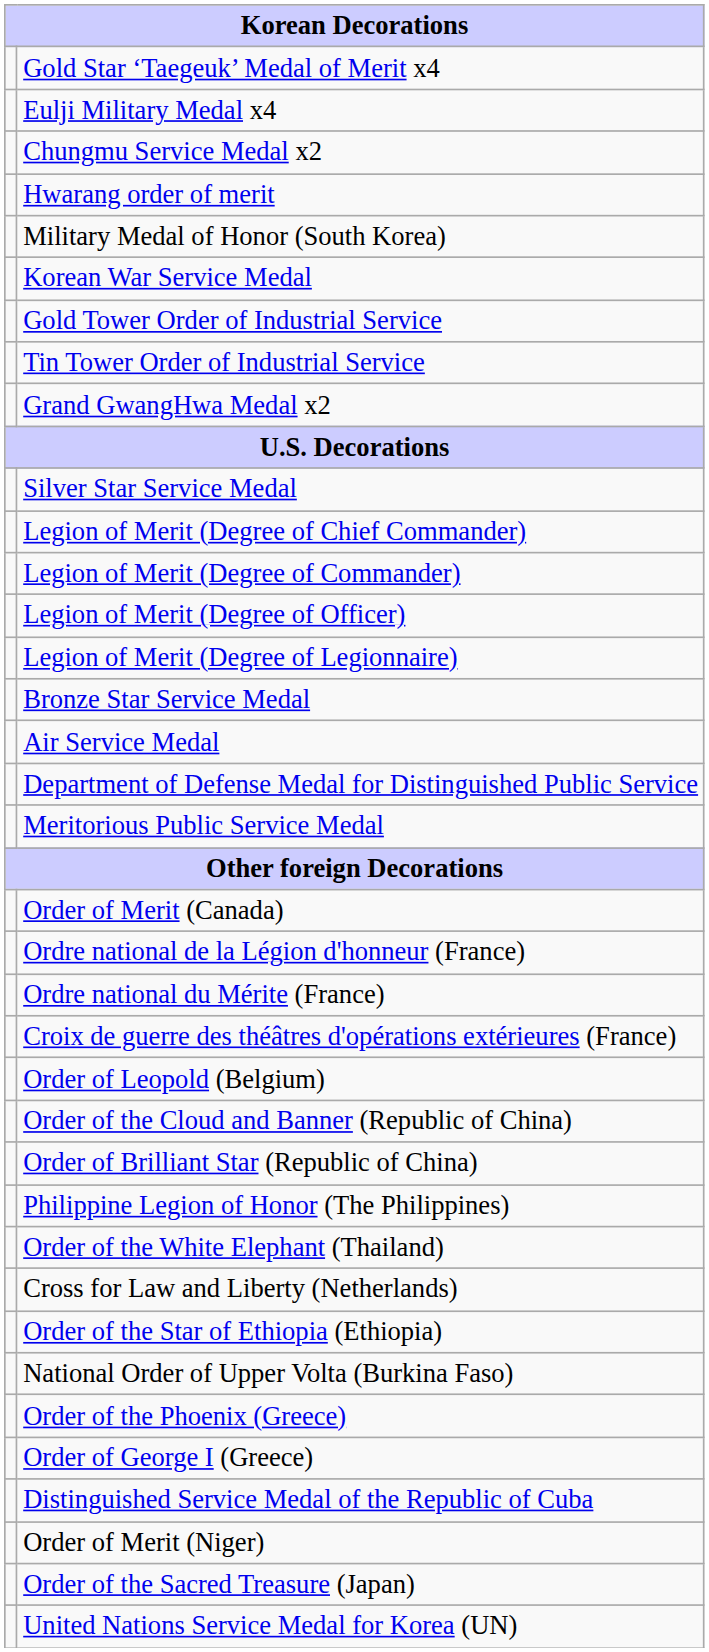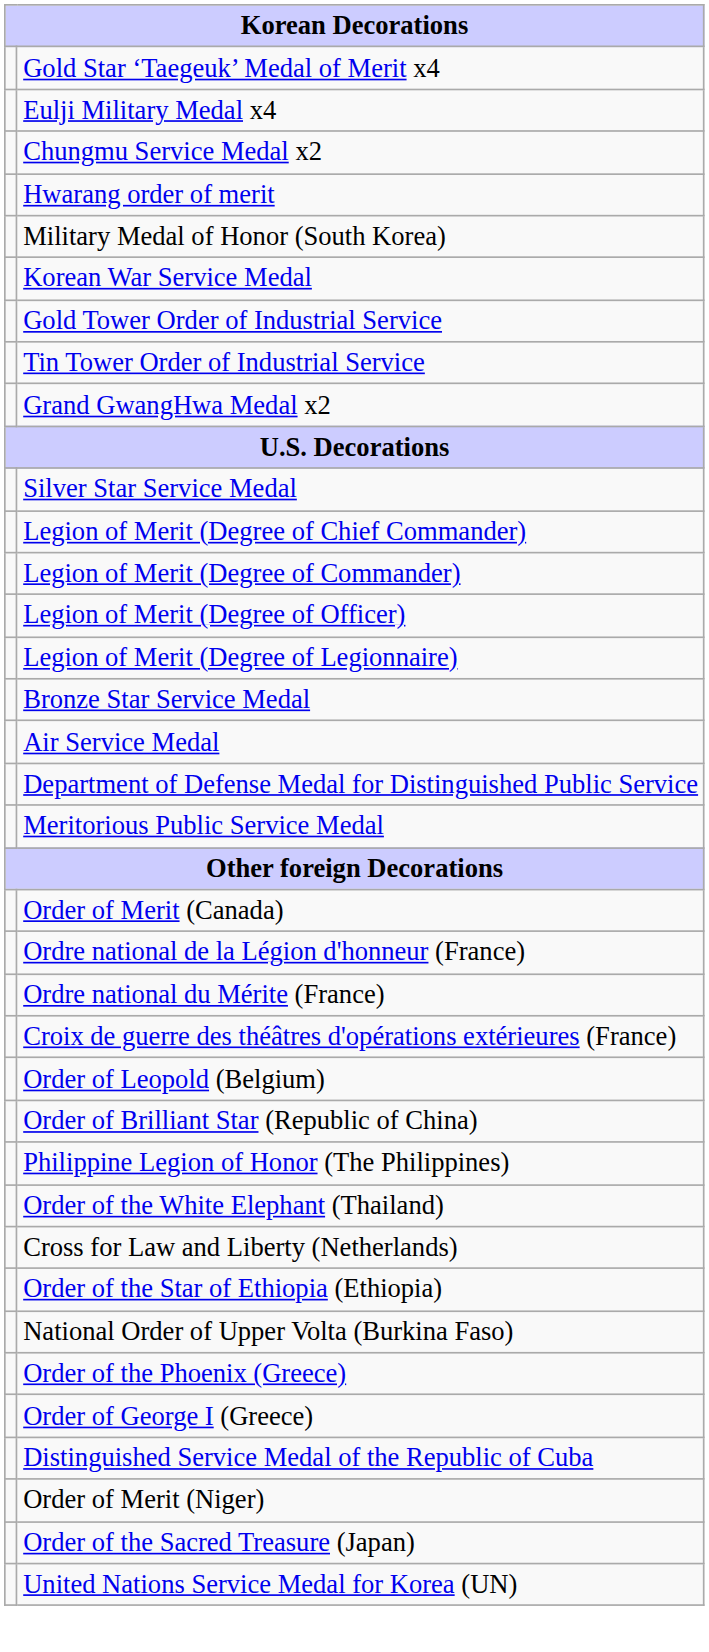- row: (298, 1120)
